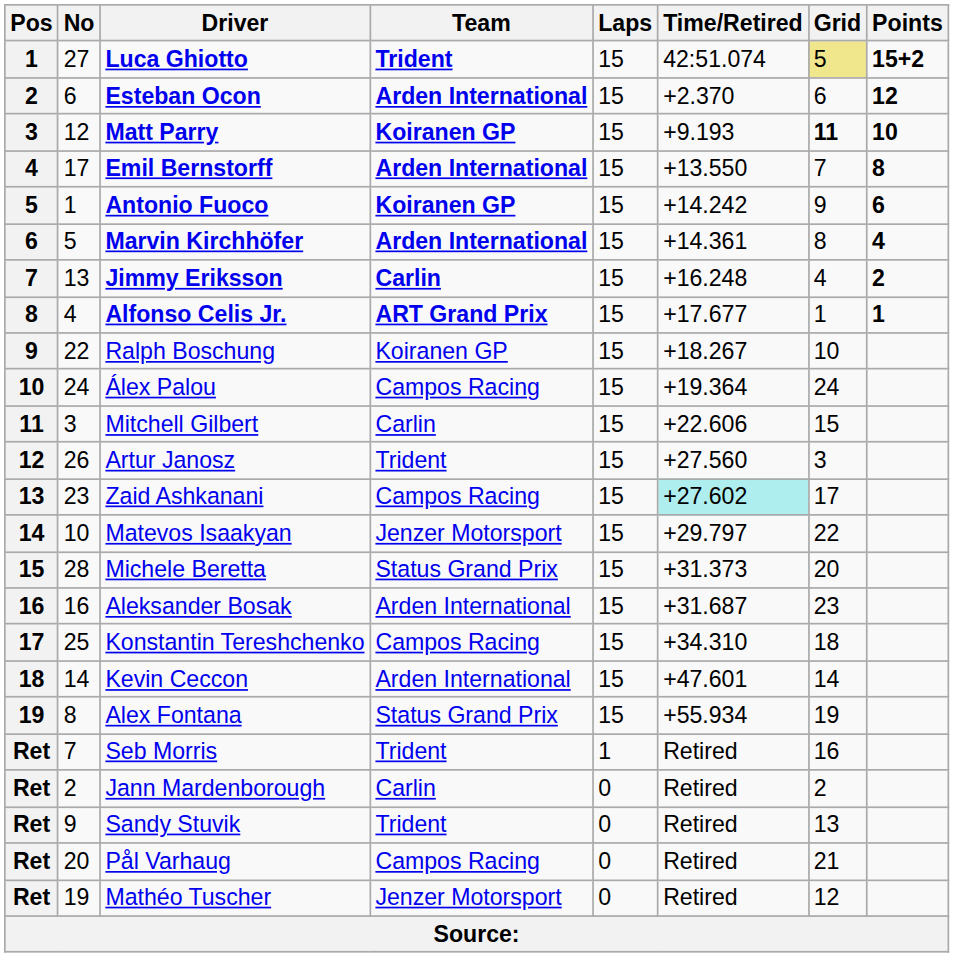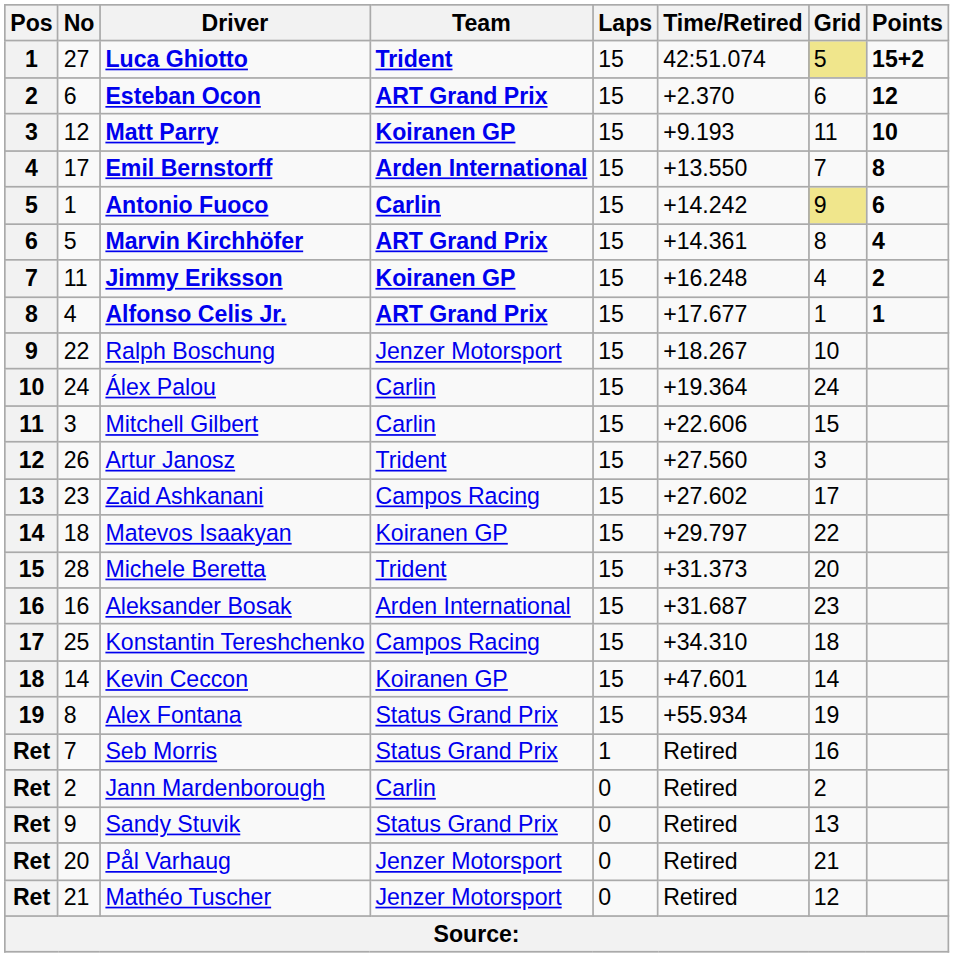(481, 96) Arden International -> (461, 96) ART Grand Prix
(826, 132) bold -> (826, 132) normal
(445, 205) Koiranen GP -> (408, 205) Carlin
(820, 205) no background -> (820, 205) khaki background
(481, 241) Arden International -> (461, 241) ART Grand Prix
(77, 278) 13 -> (76, 278) 11
(408, 278) Carlin -> (445, 278) Koiranen GP
(442, 351) Koiranen GP -> (469, 351) Jenzer Motorsport
(458, 387) Campos Racing -> (406, 387) Carlin
(705, 496) paleturquoise background -> (705, 496) no background
(77, 533) 10 -> (77, 533) 18
(469, 533) Jenzer Motorsport -> (442, 533) Koiranen GP
(467, 569) Status Grand Prix -> (411, 569) Trident
(473, 679) Arden International -> (442, 679) Koiranen GP
(411, 752) Trident -> (467, 752) Status Grand Prix
(411, 824) Trident -> (467, 824) Status Grand Prix
(458, 861) Campos Racing -> (469, 861) Jenzer Motorsport
(77, 897) 19 -> (77, 897) 21
